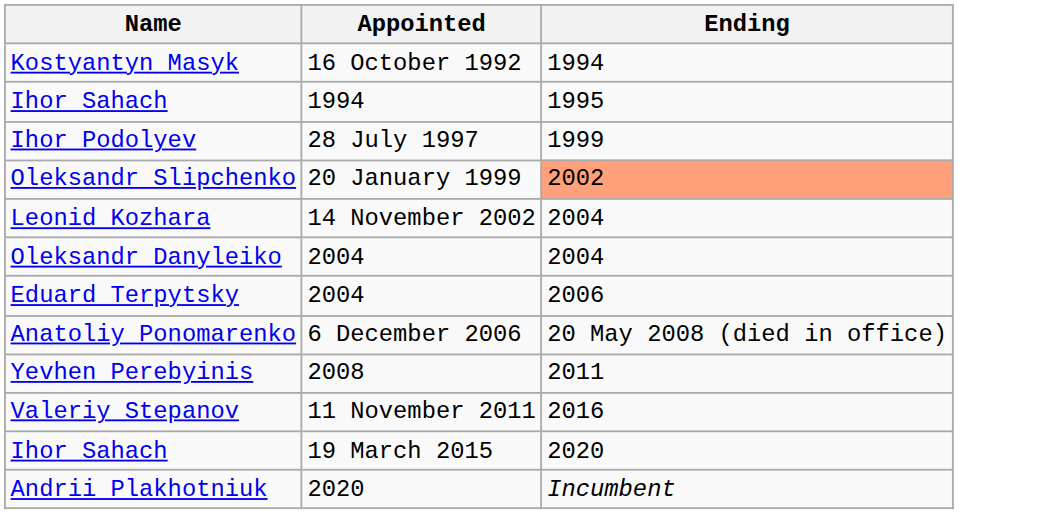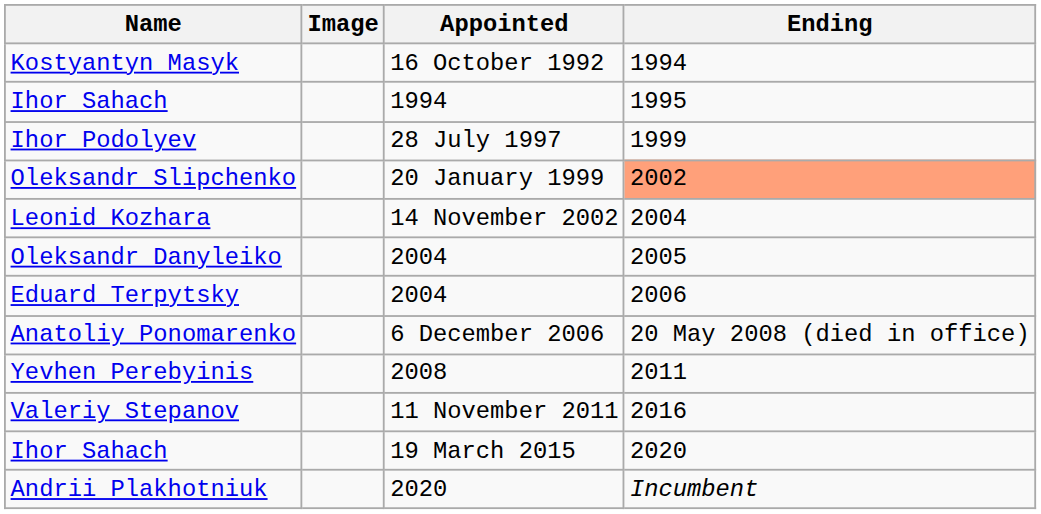+ column: (343, 24)
(576, 257) 2004 -> (658, 257) 2005
